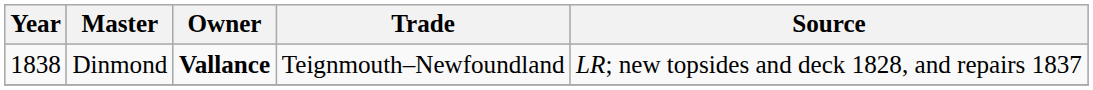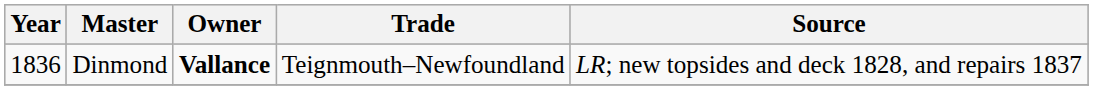(36, 64) 1838 -> (36, 64) 1836
